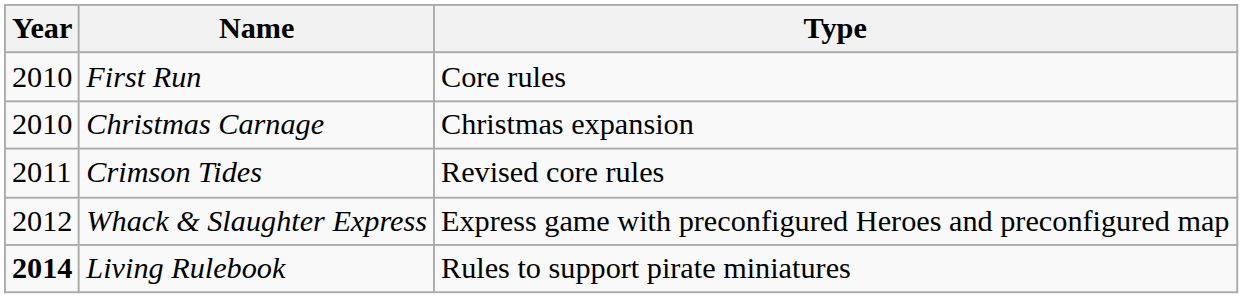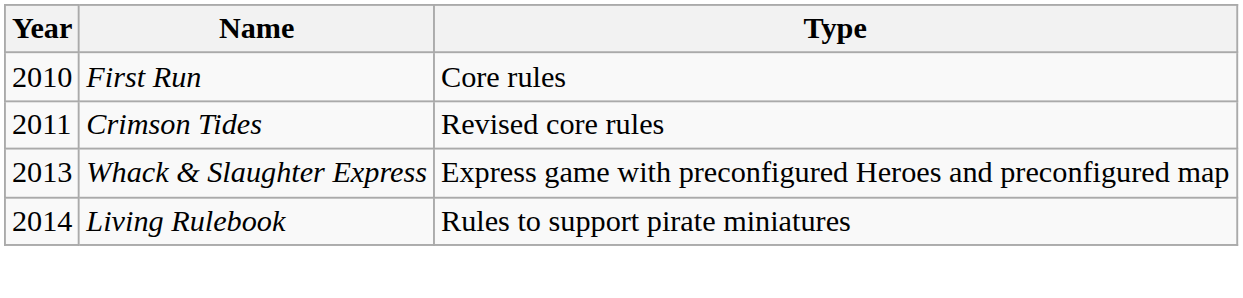- row: (205, 124)
(42, 220) 2012 -> (42, 172) 2013
(42, 268) bold -> (42, 220) normal
